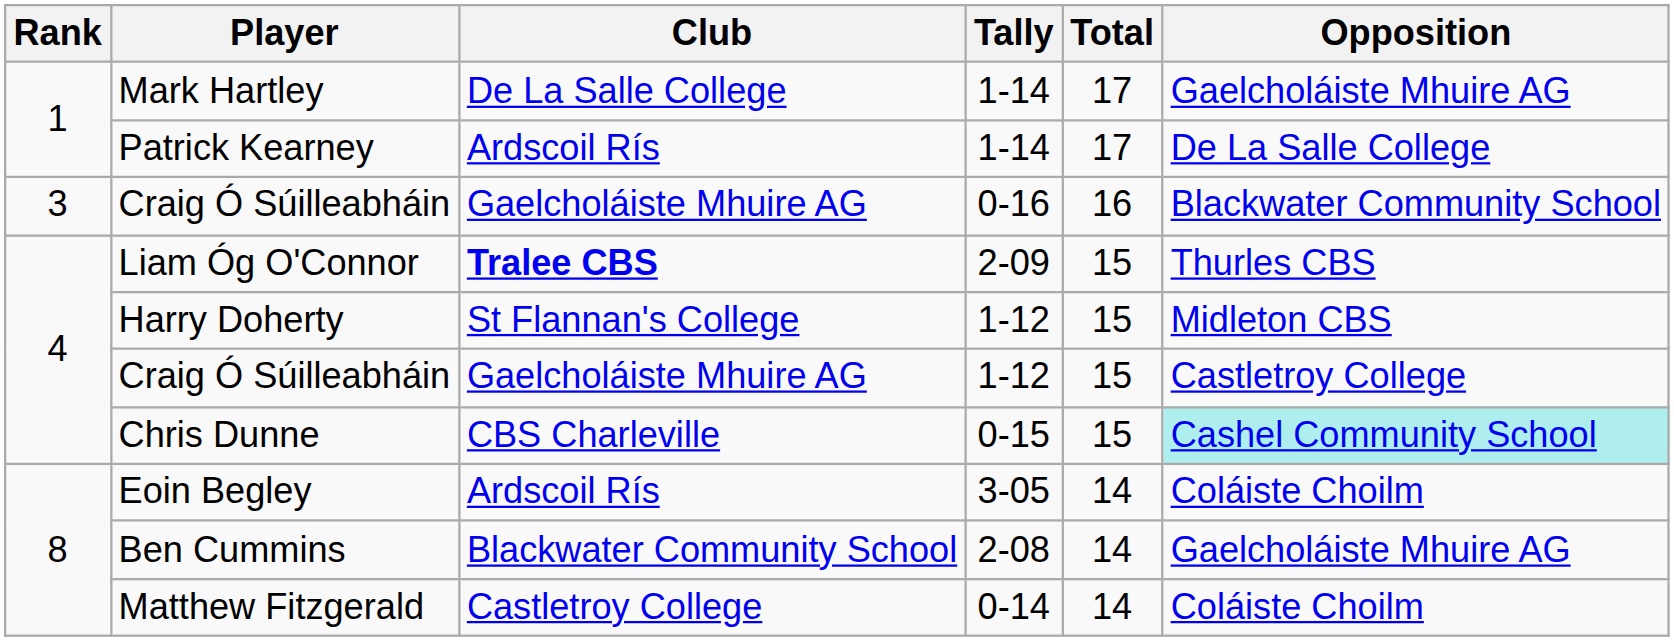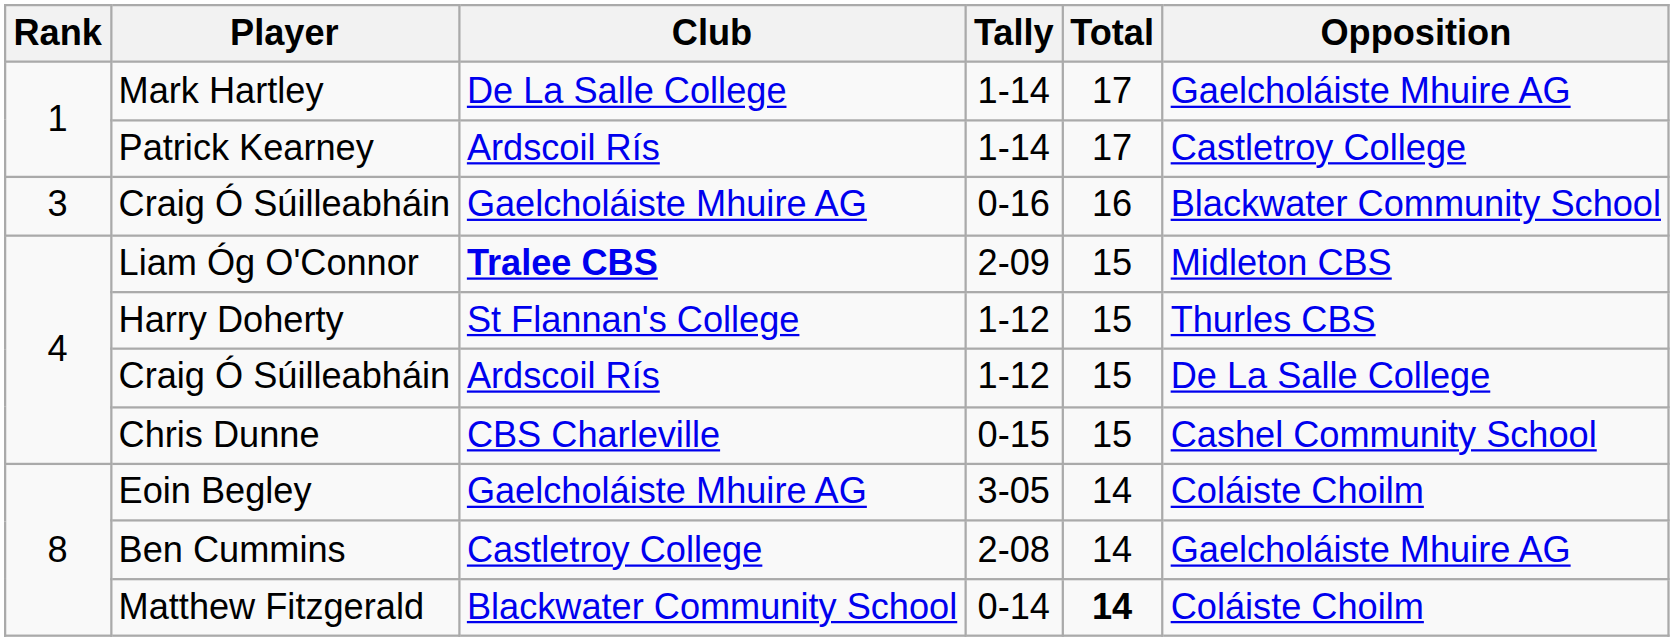(1330, 147) De La Salle College -> (1318, 147) Castletroy College
(1273, 262) Thurles CBS -> (1281, 262) Midleton CBS
(1281, 319) Midleton CBS -> (1273, 319) Thurles CBS
(667, 377) Gaelcholáiste Mhuire AG -> (563, 377) Ardscoil Rís
(1318, 377) Castletroy College -> (1330, 377) De La Salle College
(1384, 434) paleturquoise background -> (1384, 434) no background
(563, 491) Ardscoil Rís -> (667, 491) Gaelcholáiste Mhuire AG
(712, 549) Blackwater Community School -> (615, 549) Castletroy College
(615, 606) Castletroy College -> (712, 606) Blackwater Community School
(1112, 606) normal -> (1112, 606) bold
